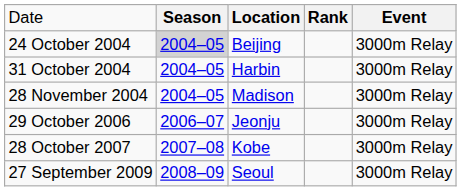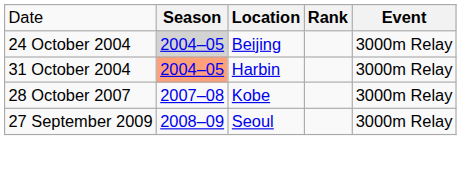(192, 70) no background -> (192, 70) lightsalmon background
- row: (78, 96)
- row: (70, 122)
